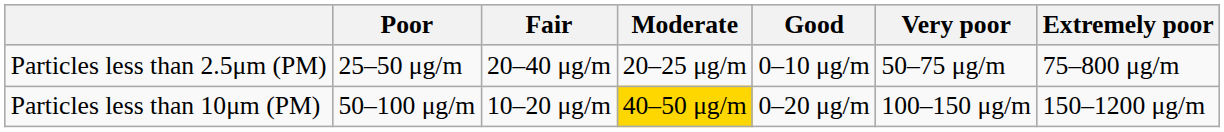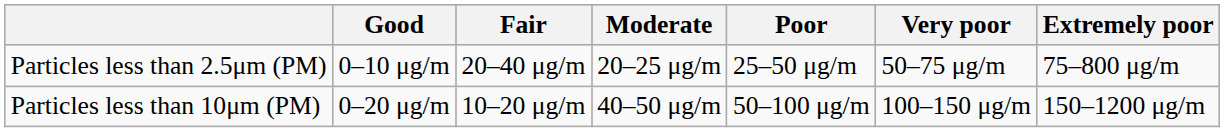columns swapped: (814, 24) <-> (407, 24)
(685, 106) gold background -> (659, 106) no background
